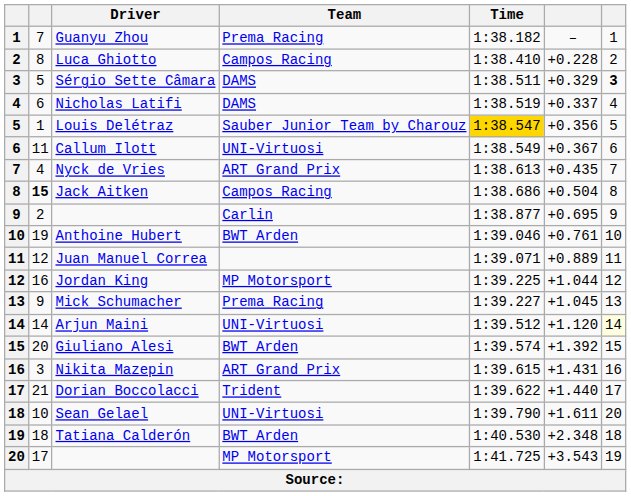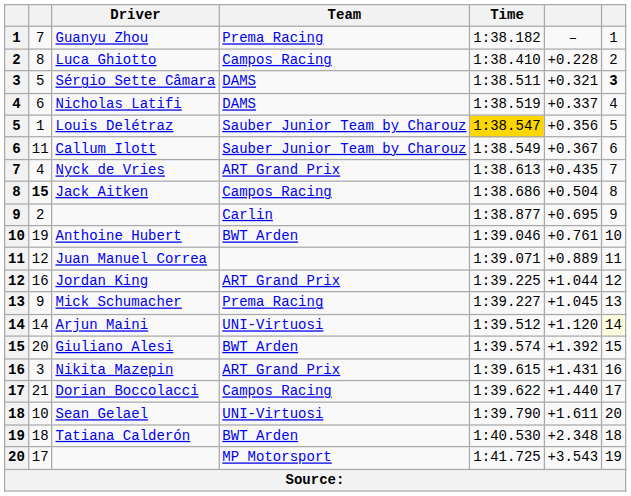(573, 82) +0.329 -> (573, 82) +0.321
(273, 148) UNI-Virtuosi -> (344, 148) Sauber Junior Team by Charouz
(277, 281) MP Motorsport -> (281, 281) ART Grand Prix
(252, 392) Trident -> (277, 392) Campos Racing
